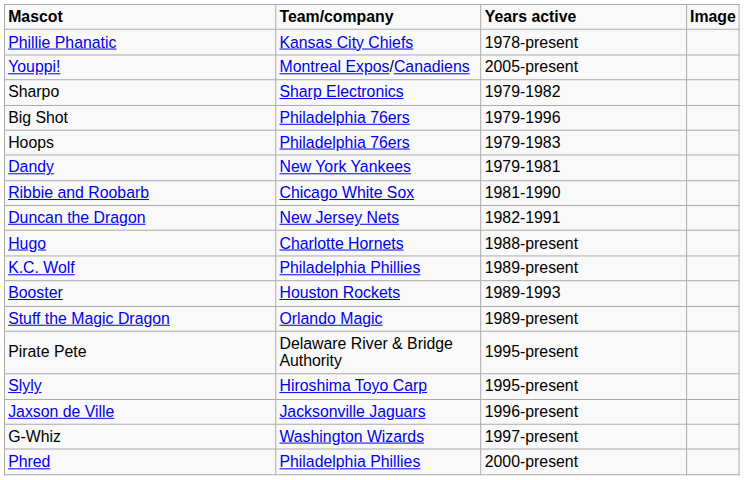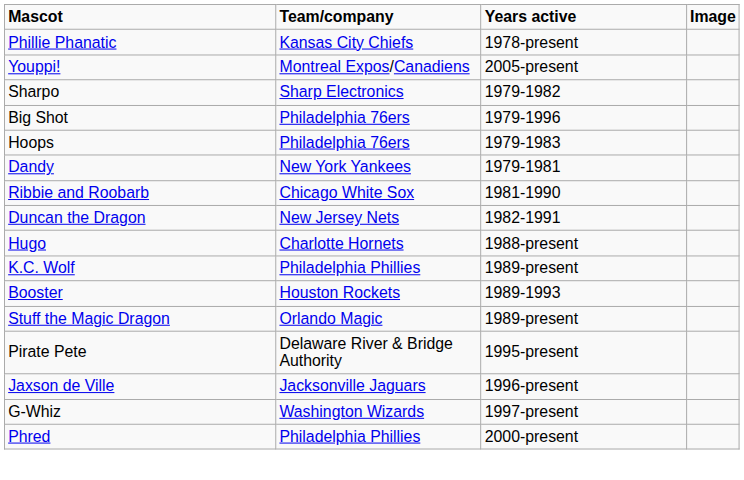- row: (25, 386)
